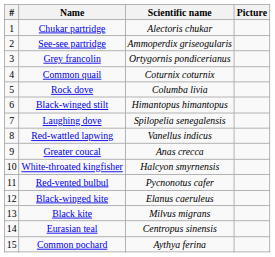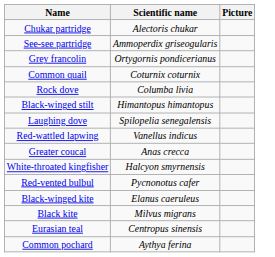- column: (12, 12)
